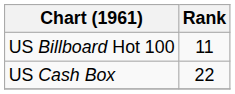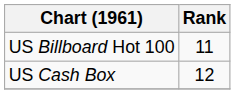(204, 74) 22 -> (204, 74) 12
